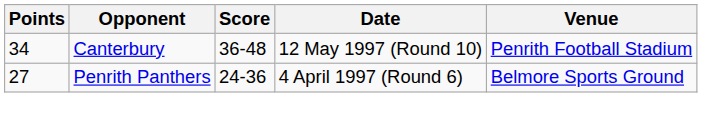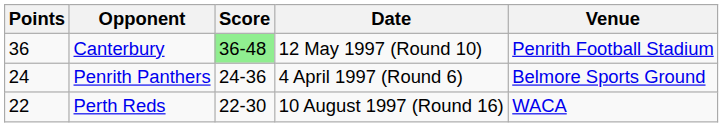(19, 48) 34 -> (19, 48) 36
(243, 48) no background -> (243, 48) lightgreen background
(19, 77) 27 -> (19, 77) 24
+ row: (120, 106)
